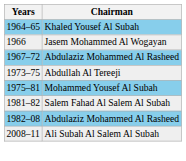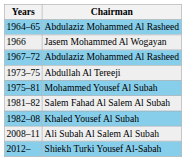(92, 27) Khaled Yousef Al Subah -> (112, 27) Abdulaziz Mohammed Al Rasheed
(112, 118) Abdulaziz Mohammed Al Rasheed -> (92, 118) Khaled Yousef Al Subah
+ row: (19, 149)
